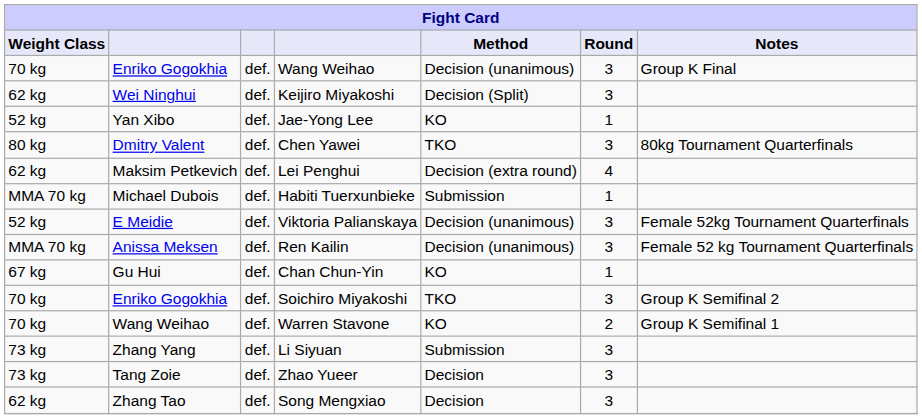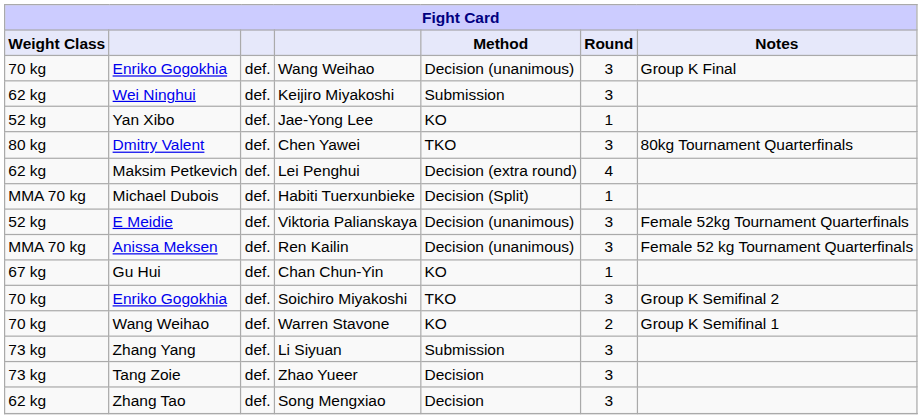(477, 94) Decision (Split) -> (465, 94) Submission
(465, 196) Submission -> (477, 196) Decision (Split)
